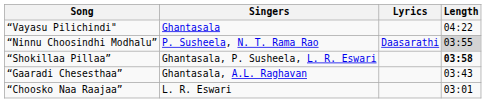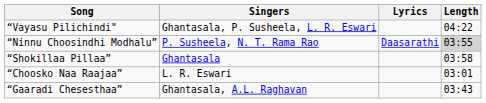(191, 28) Ghantasala -> (269, 28) Ghantasala, P. Susheela, L. R. Eswari
(269, 59) Ghantasala, P. Susheela, L. R. Eswari -> (191, 59) Ghantasala
(458, 59) bold -> (458, 59) normal
rows swapped: (65, 75) <-> (65, 90)
